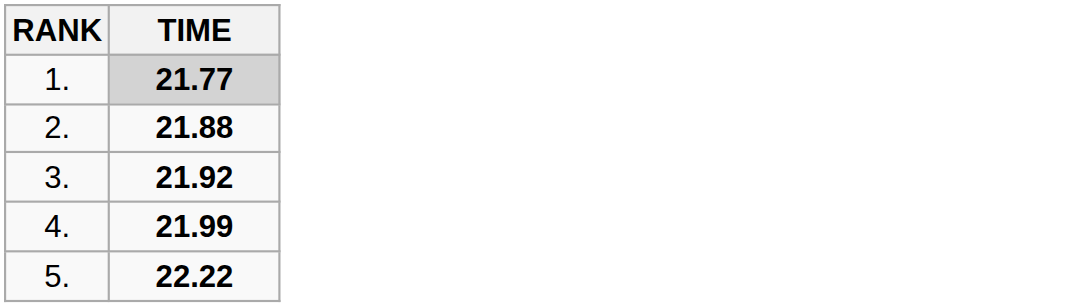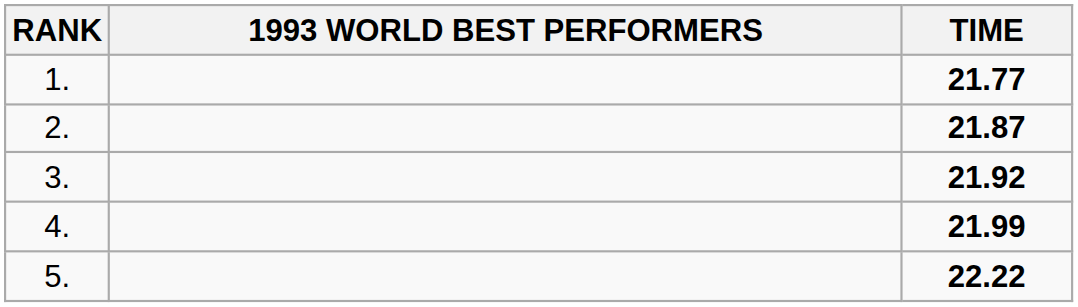+ column: (506, 30)
(195, 79) lightgrey background -> (987, 79) no background
(195, 128) 21.88 -> (987, 128) 21.87
